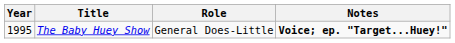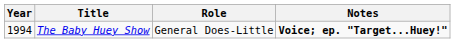(19, 30) 1995 -> (19, 30) 1994
